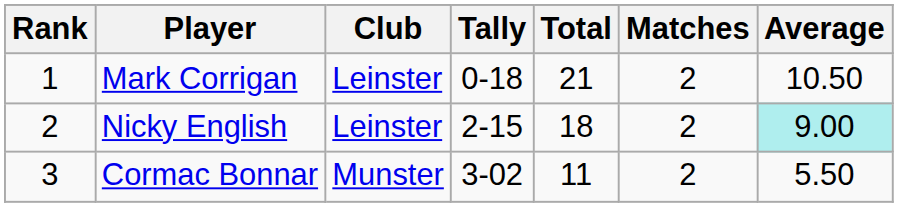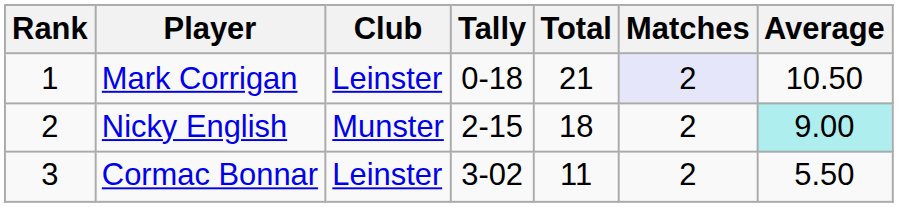(688, 77) no background -> (688, 77) lavender background
(387, 126) Leinster -> (388, 126) Munster
(388, 175) Munster -> (387, 175) Leinster
